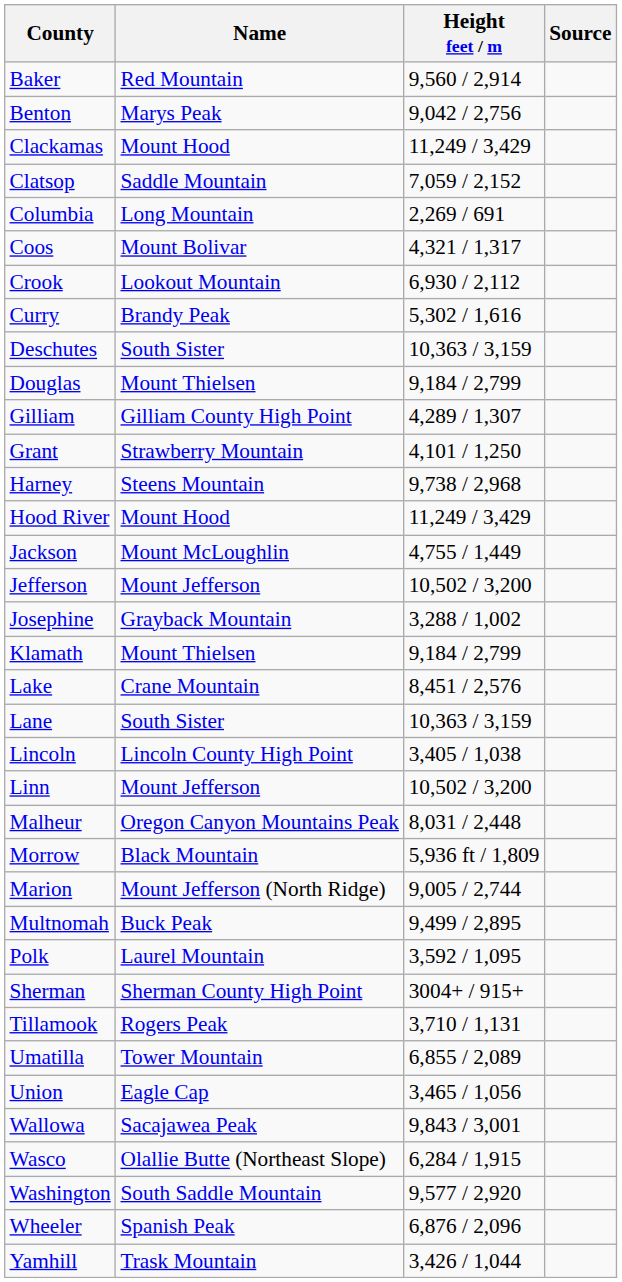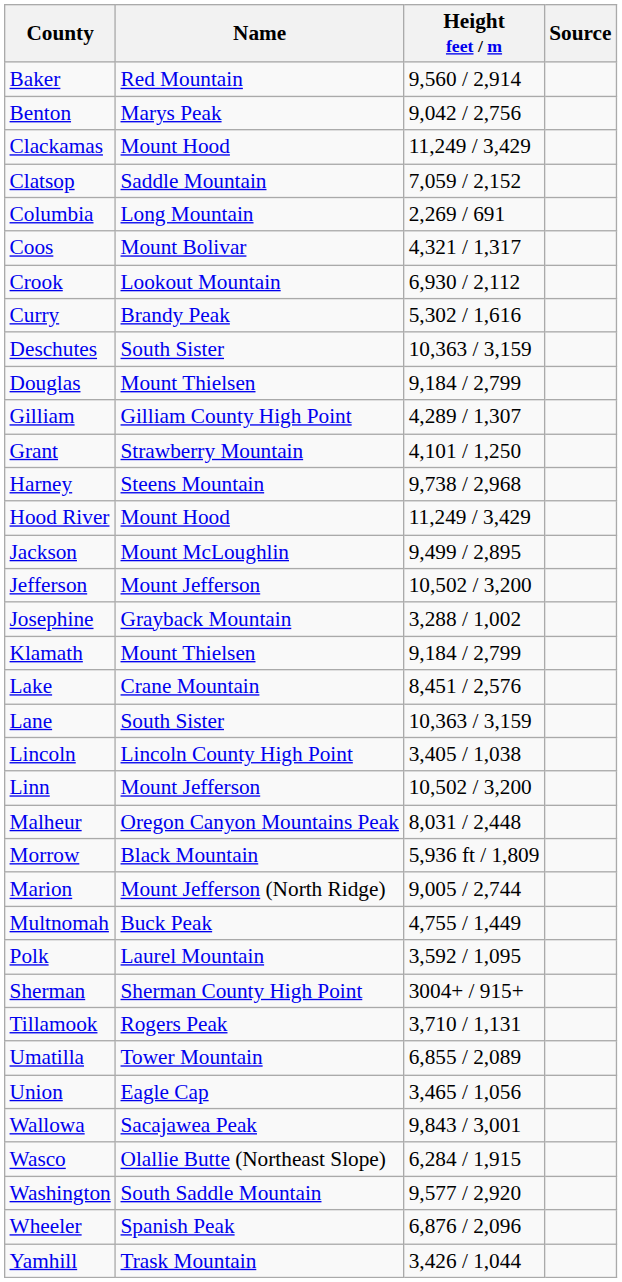(465, 551) 4,755 / 1,449 -> (465, 551) 9,499 / 2,895
(465, 922) 9,499 / 2,895 -> (465, 922) 4,755 / 1,449
